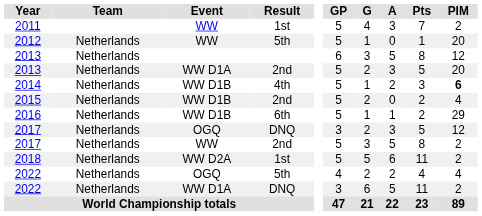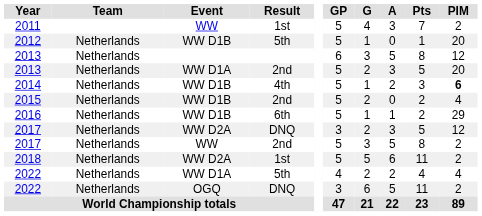(207, 41) WW -> (207, 41) WW D1B
(207, 129) OGQ -> (207, 129) WW D2A
(207, 174) OGQ -> (207, 174) WW D1A
(207, 189) WW D1A -> (207, 189) OGQ
